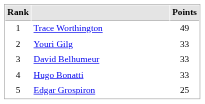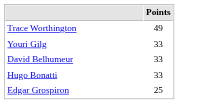- column: (18, 12)
